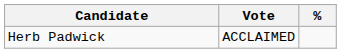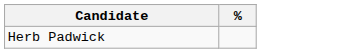- column: (259, 16)
